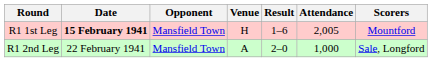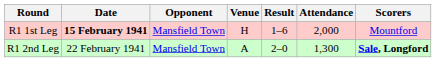(326, 30) 2,005 -> (326, 30) 2,000
(326, 48) 1,000 -> (326, 48) 1,300
(391, 48) normal -> (393, 48) bold
